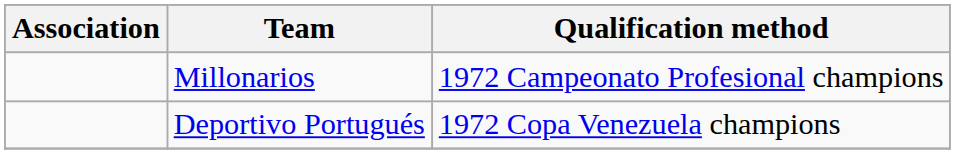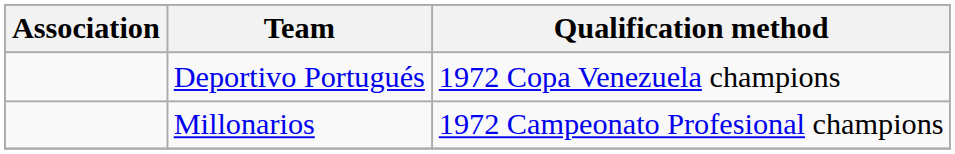rows swapped: (244, 76) <-> (299, 124)
